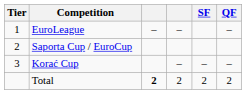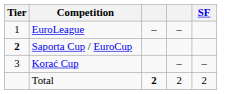- column: (229, 13)
(17, 47) normal -> (17, 47) bold
